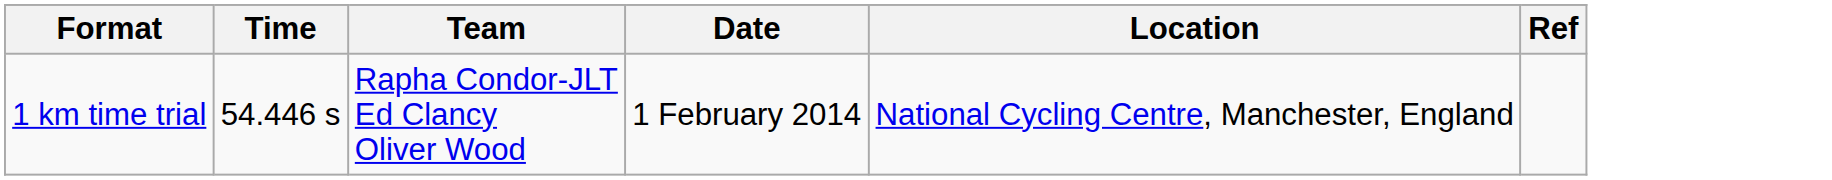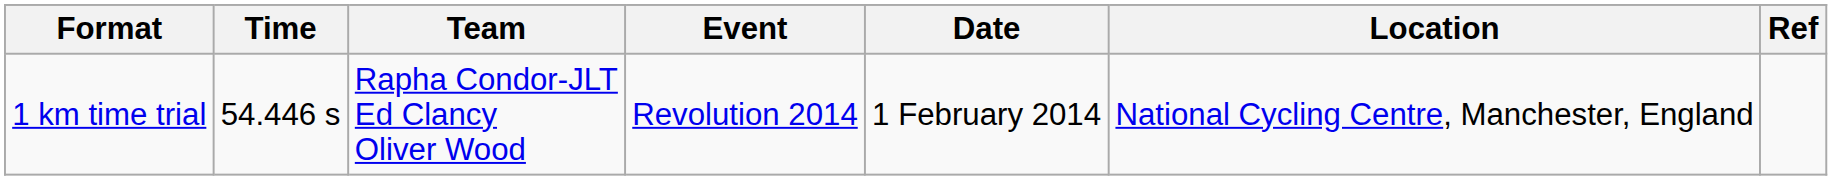+ column: (745, 29)
